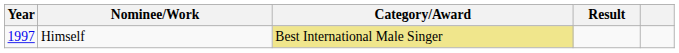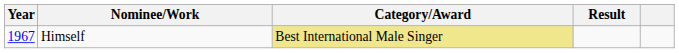(21, 36) 1997 -> (21, 36) 1967
